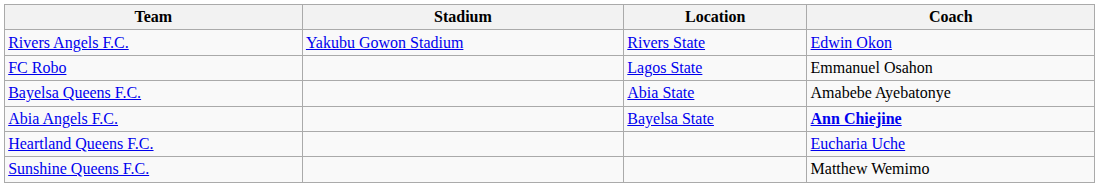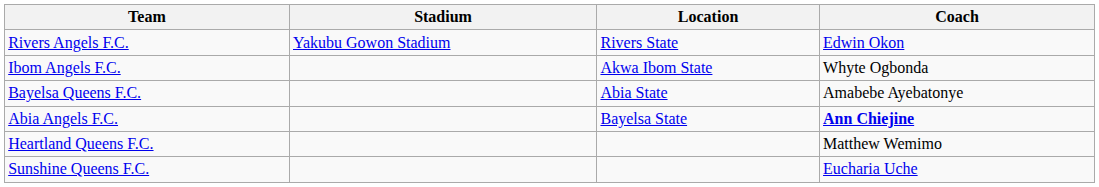+ row: (64, 67)
- row: (37, 67)
(858, 144) Eucharia Uche -> (882, 144) Matthew Wemimo
(870, 169) Matthew Wemimo -> (870, 169) Eucharia Uche
